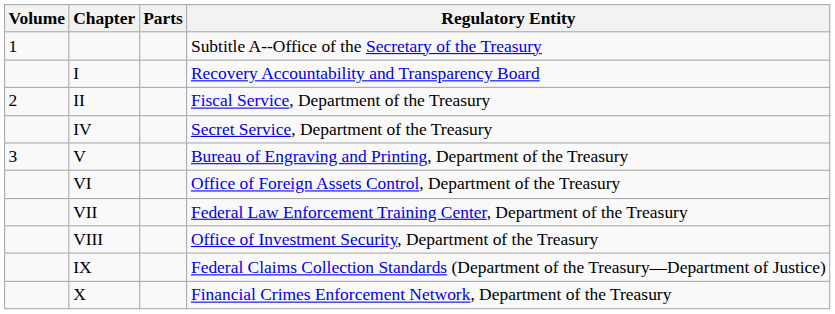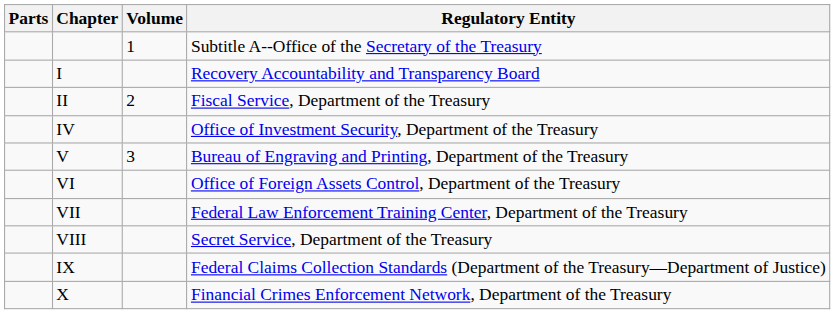columns swapped: (37, 18) <-> (163, 18)
(342, 128) Secret Service, Department of the Treasury -> (395, 128) Office of Investment Security, Department of the Treasury
(395, 239) Office of Investment Security, Department of the Treasury -> (342, 239) Secret Service, Department of the Treasury
